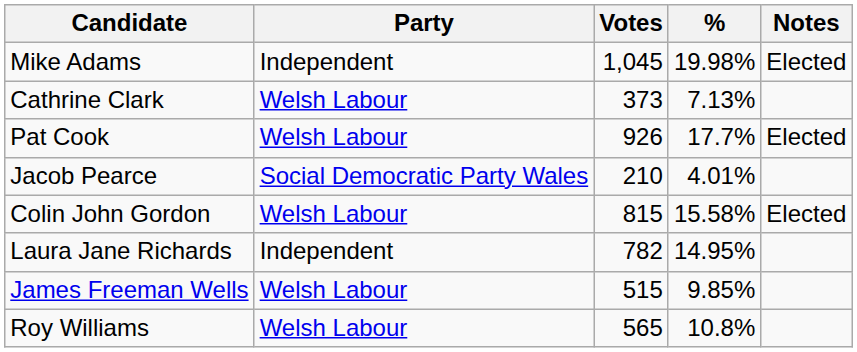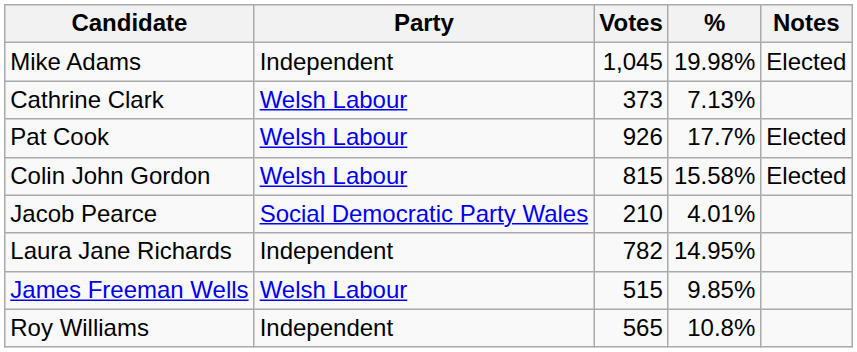rows swapped: (110, 213) <-> (84, 175)
(333, 328) Welsh Labour -> (326, 328) Independent
